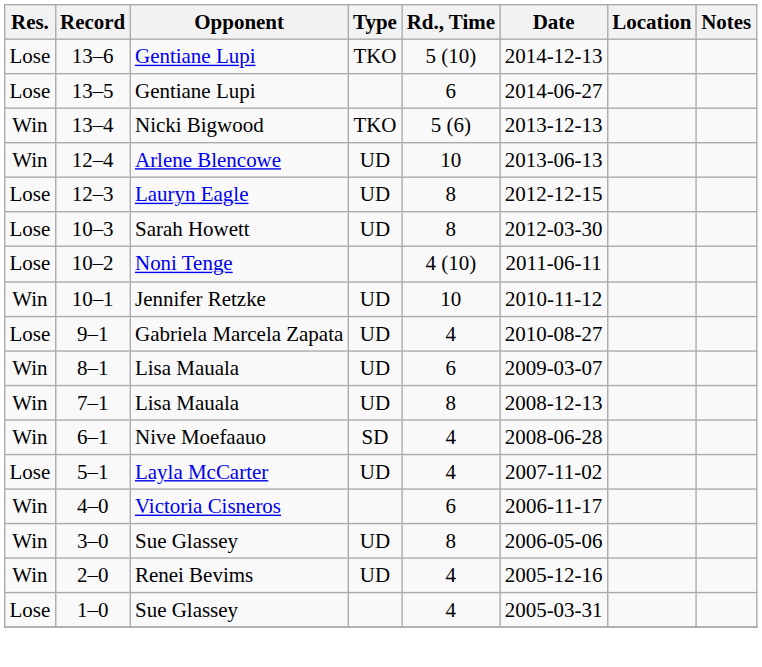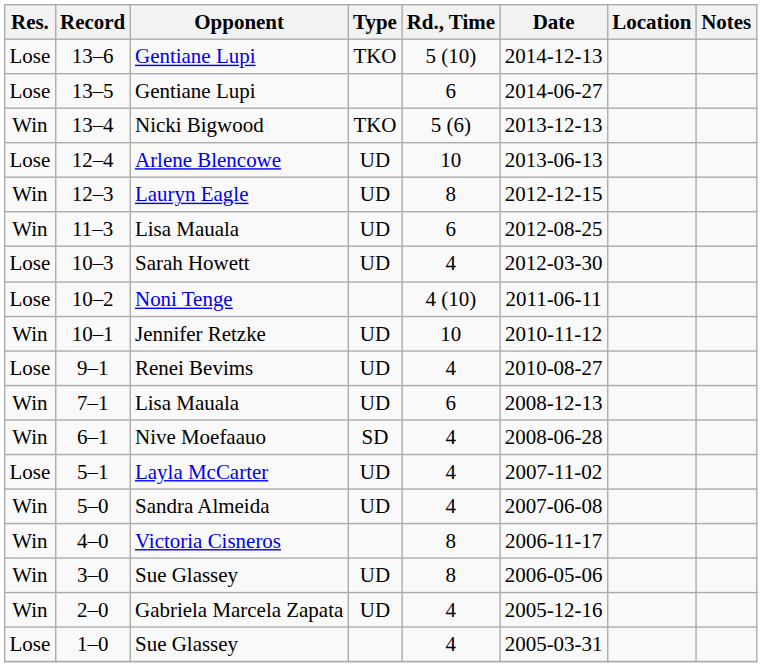(30, 160) Win -> (30, 160) Lose
(30, 194) Lose -> (30, 194) Win
+ row: (93, 229)
(451, 229) 8 -> (451, 264) 4
(239, 333) Gabriela Marcela Zapata -> (194, 367) Renei Bevims
- row: (93, 367)
(451, 402) 8 -> (451, 402) 6
+ row: (93, 506)
(451, 506) 6 -> (451, 540) 8
(194, 575) Renei Bevims -> (239, 609) Gabriela Marcela Zapata
